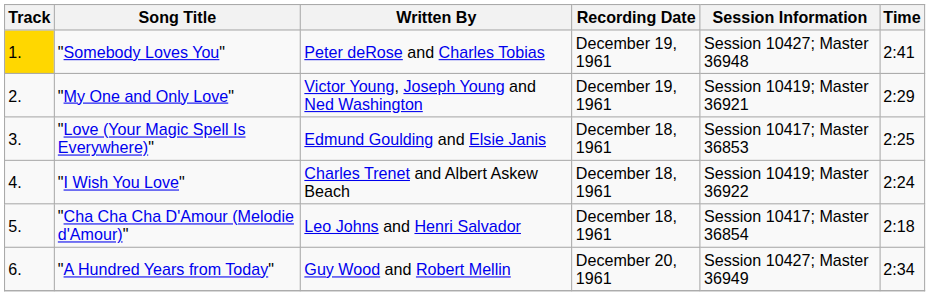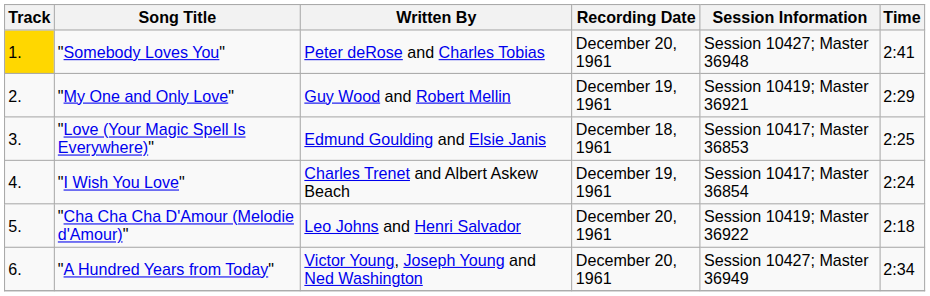(626, 52) December 19, 1961 -> (626, 52) December 20, 1961
(420, 96) Victor Young, Joseph Young and Ned Washington -> (408, 96) Guy Wood and Robert Mellin
(626, 183) December 18, 1961 -> (626, 183) December 19, 1961
(786, 183) Session 10419; Master 36922 -> (786, 183) Session 10417; Master 36854
(626, 226) December 18, 1961 -> (626, 226) December 20, 1961
(786, 226) Session 10417; Master 36854 -> (786, 226) Session 10419; Master 36922
(408, 270) Guy Wood and Robert Mellin -> (420, 270) Victor Young, Joseph Young and Ned Washington
